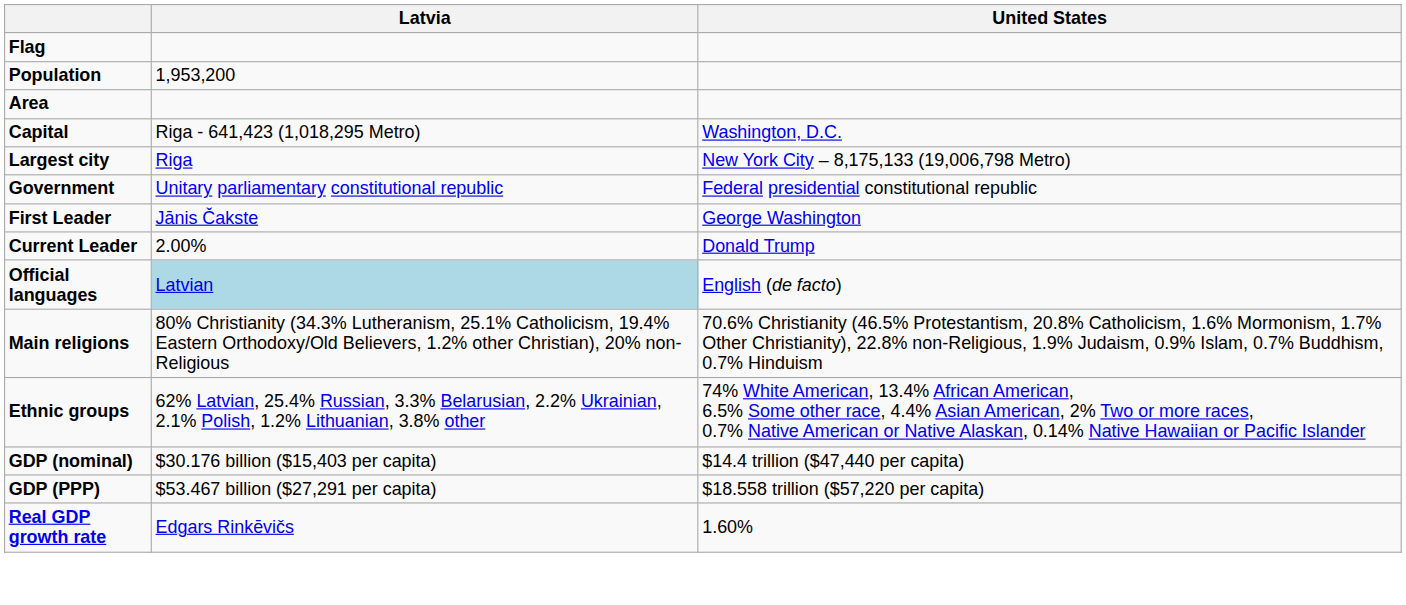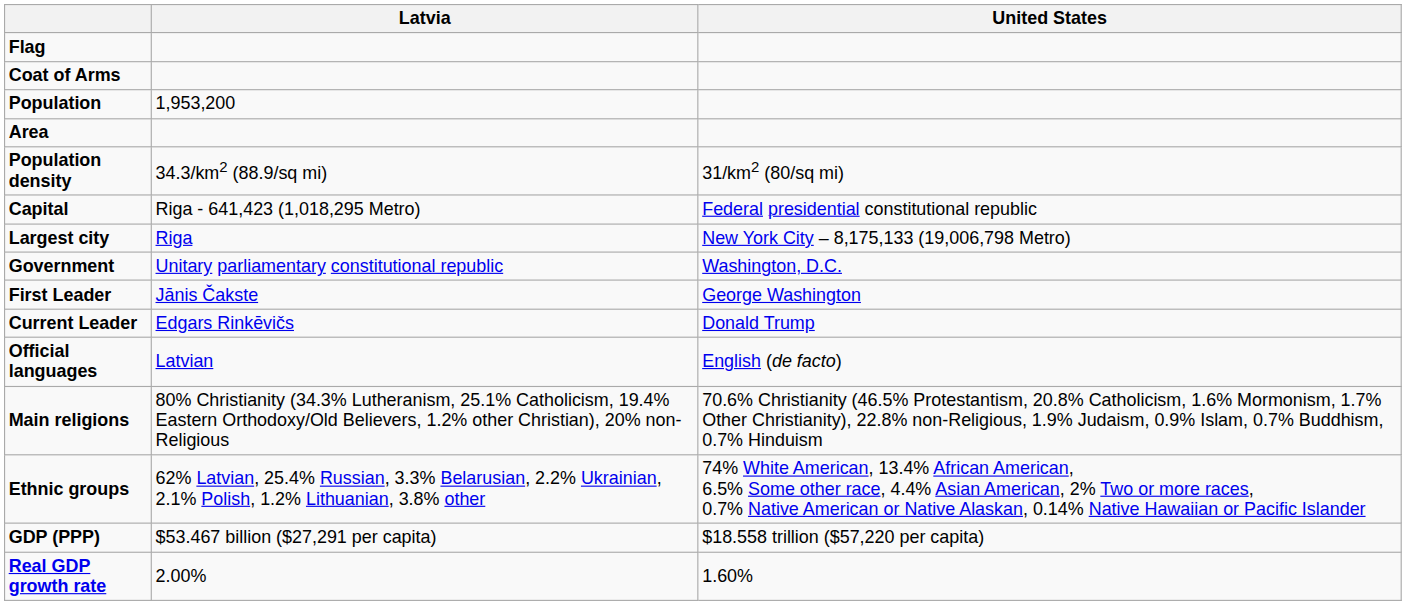+ row: (65, 75)
+ row: (55, 170)
(772, 132) Washington, D.C. -> (870, 209) Federal presidential constitutional republic
(870, 189) Federal presidential constitutional republic -> (772, 266) Washington, D.C.
(181, 246) 2.00% -> (225, 323) Edgars Rinkēvičs
(184, 284) lightblue background -> (184, 361) no background
- row: (71, 460)
(225, 527) Edgars Rinkēvičs -> (181, 576) 2.00%
